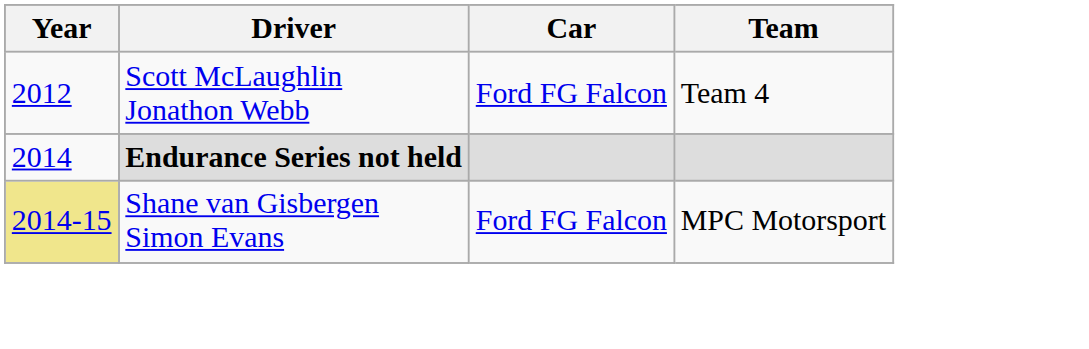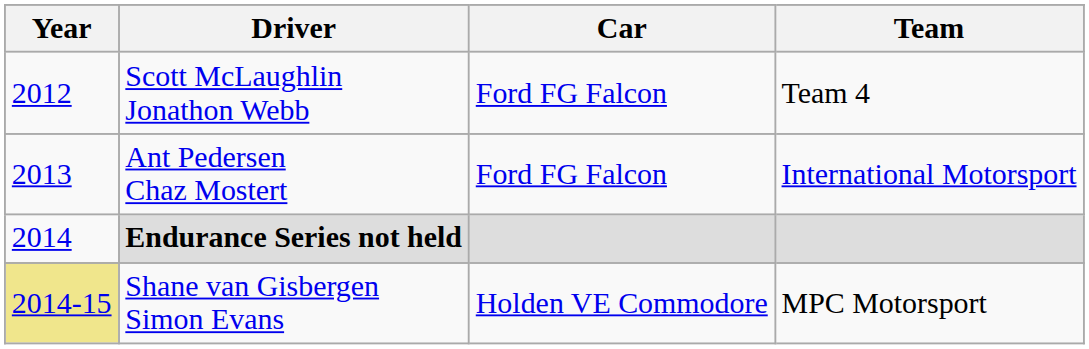+ row: (206, 173)
(571, 221) Ford FG Falcon -> (622, 302) Holden VE Commodore
